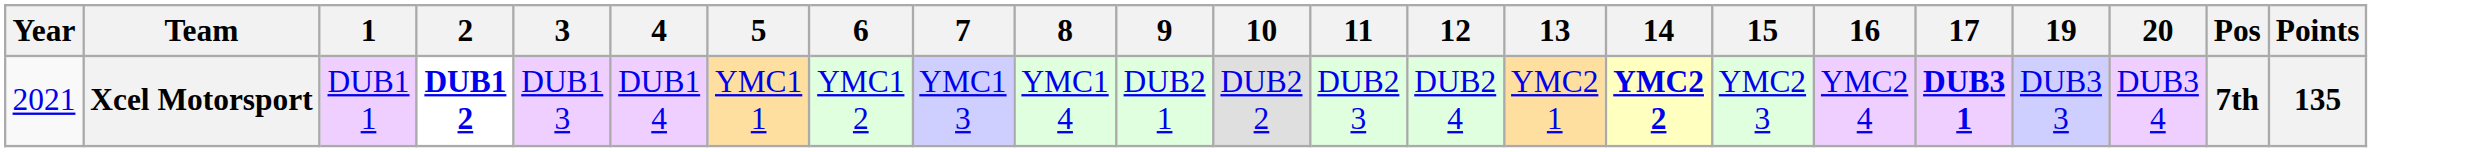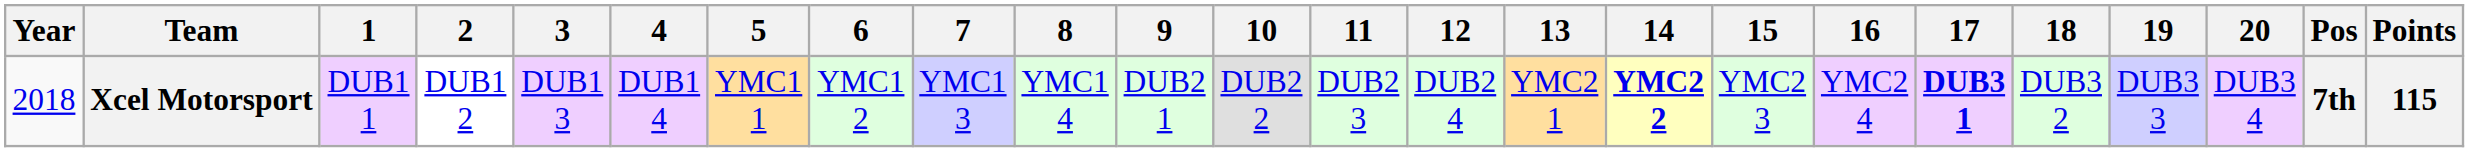+ column: (2061, 30)
(44, 100) 2021 -> (44, 100) 2018
(465, 100) bold -> (465, 100) normal
(2318, 100) 135 -> (2414, 100) 115
